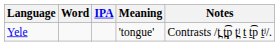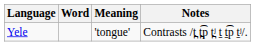- column: (104, 13)
